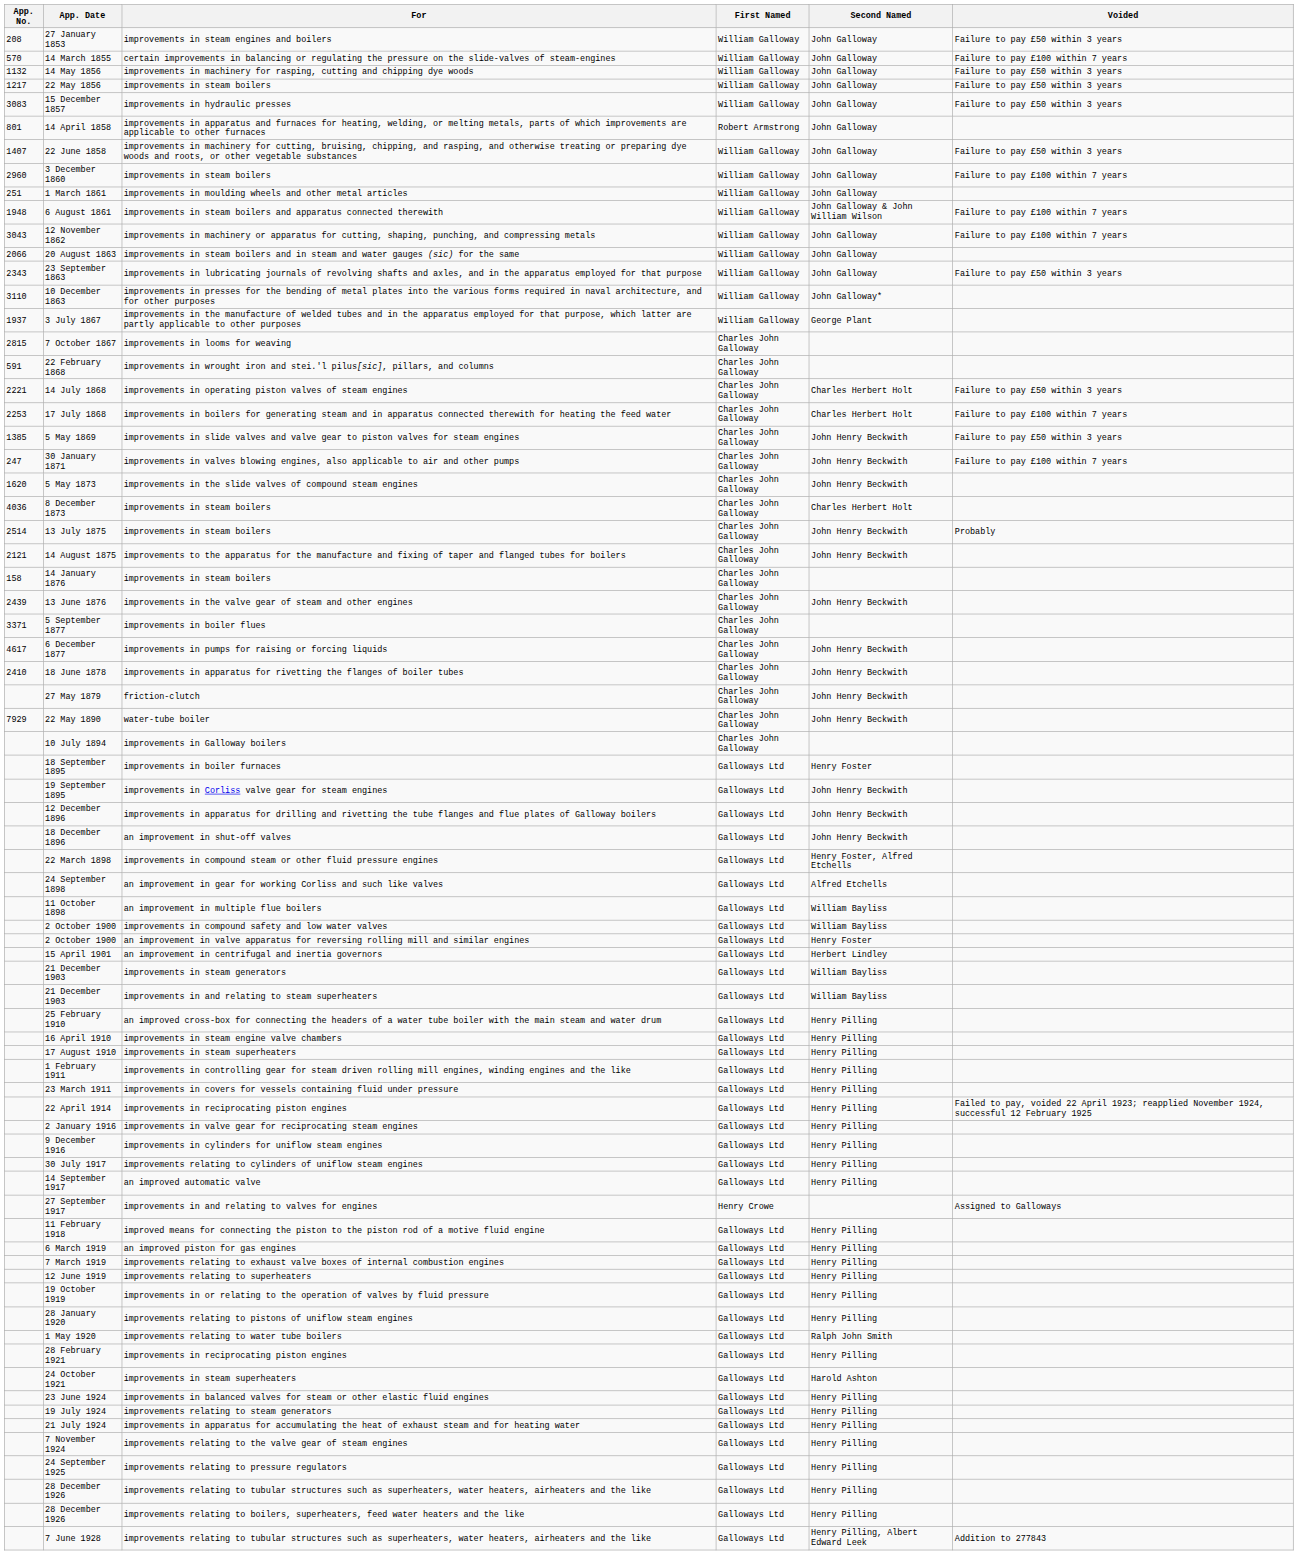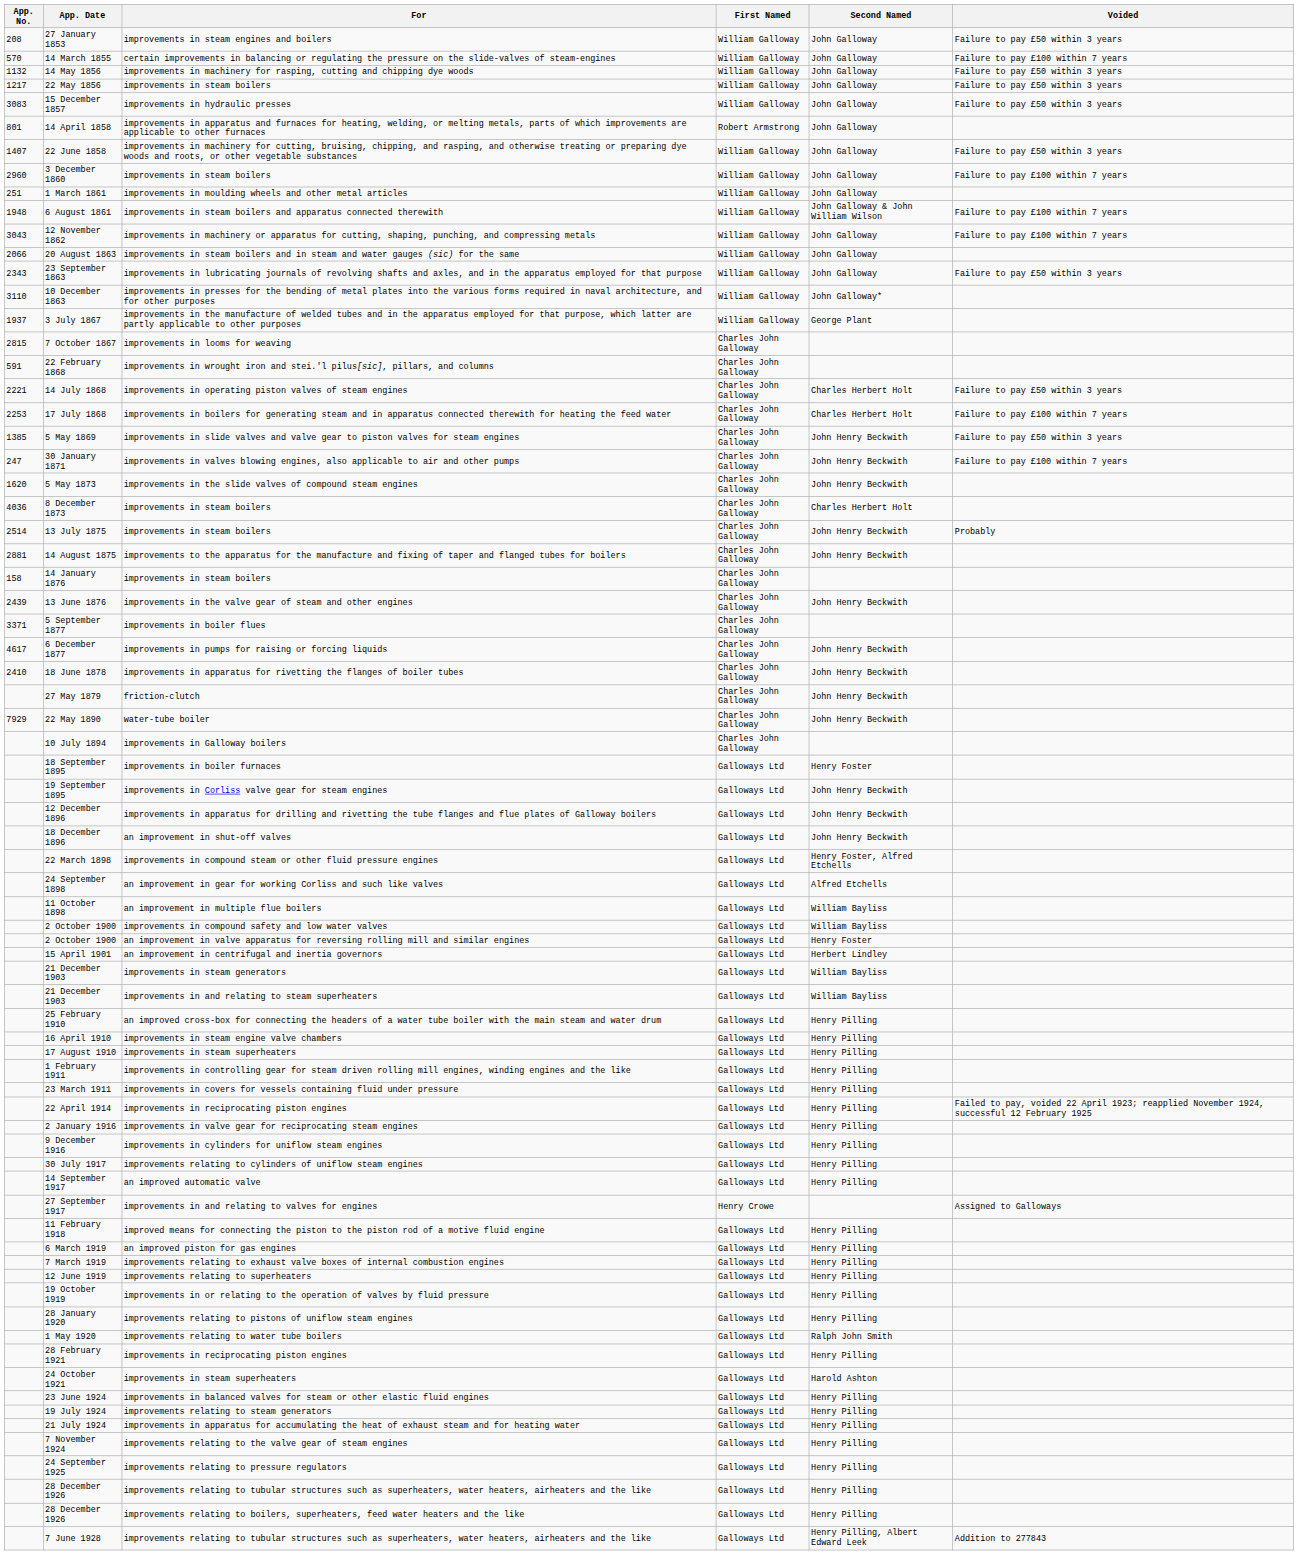(16, 555) 2121 -> (16, 555) 2881
